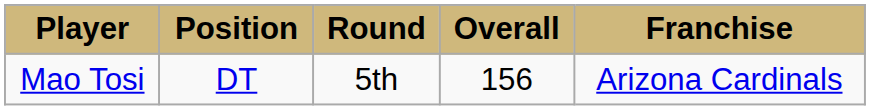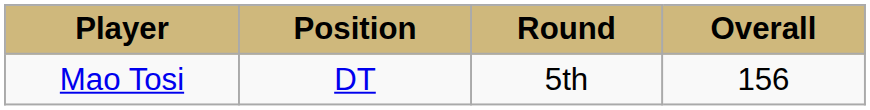- column: (719, 29)
